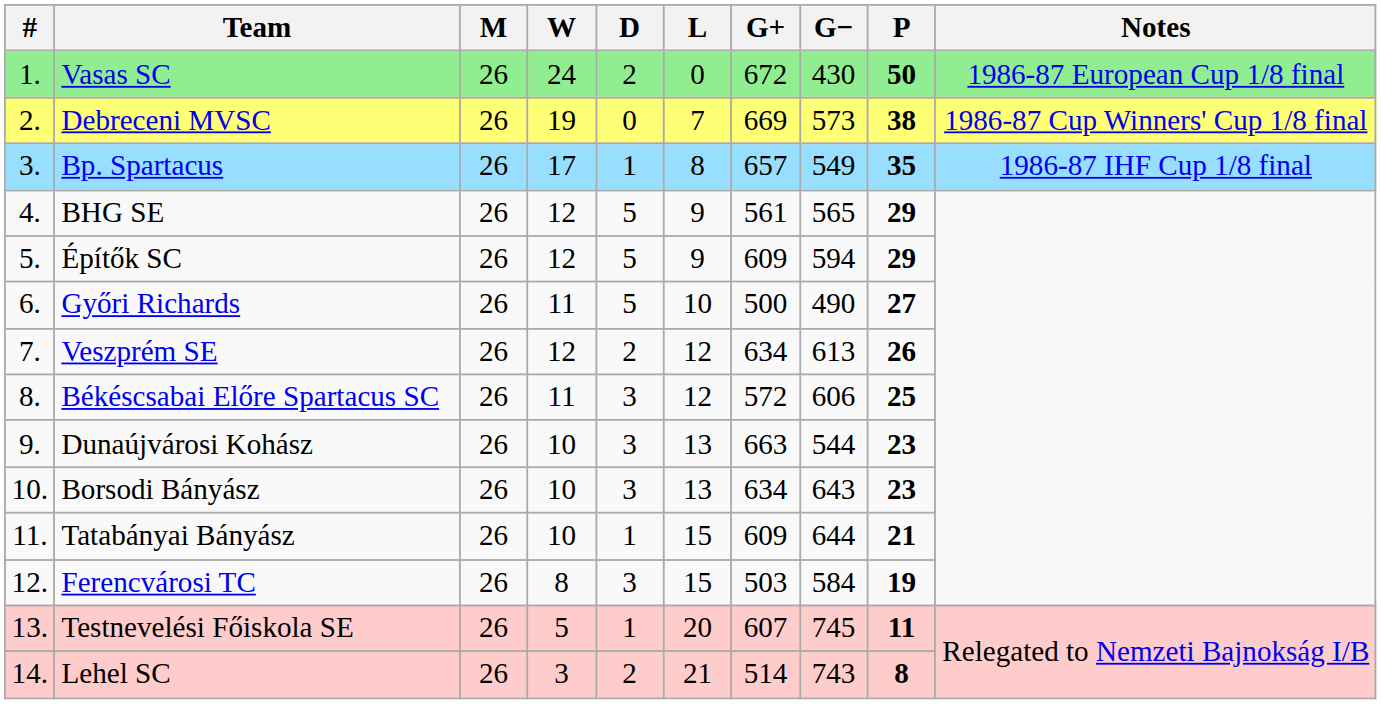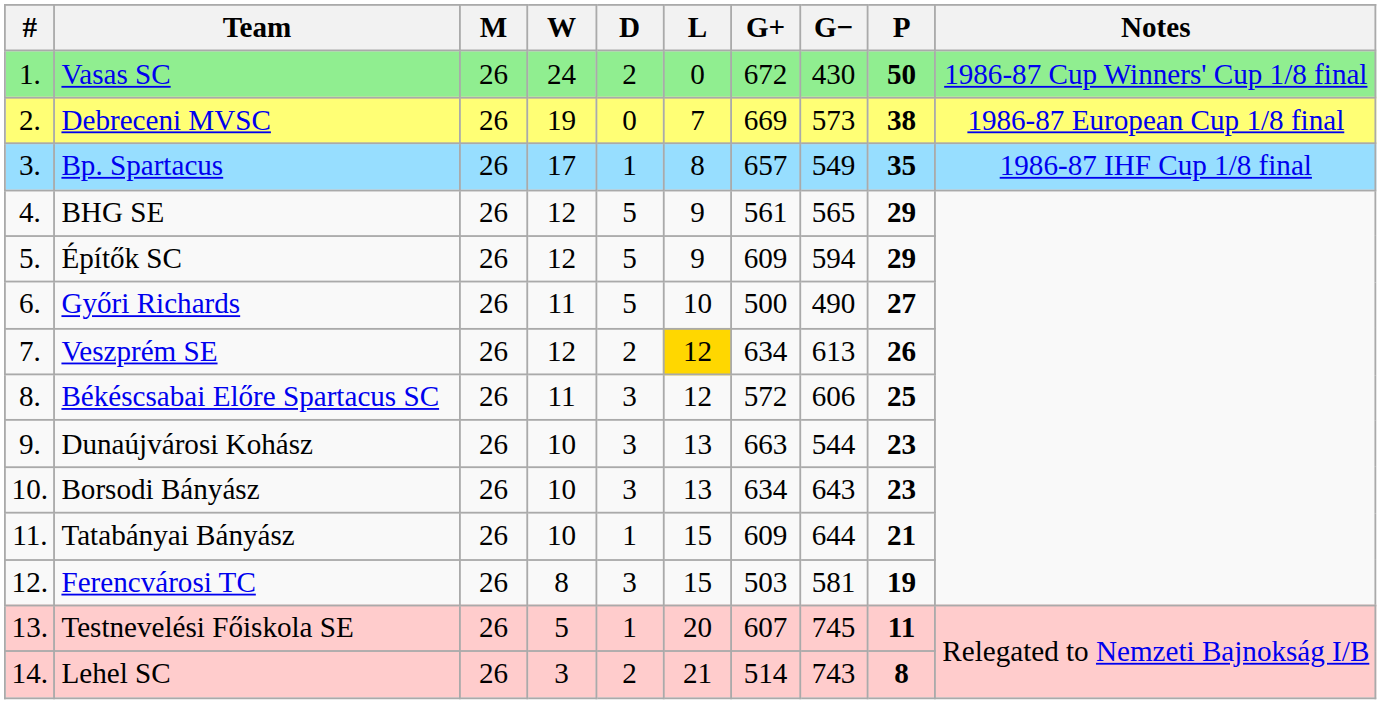(1156, 73) 1986-87 European Cup 1/8 final -> (1156, 73) 1986-87 Cup Winners' Cup 1/8 final
(1156, 119) 1986-87 Cup Winners' Cup 1/8 final -> (1156, 119) 1986-87 European Cup 1/8 final
(698, 350) no background -> (698, 350) gold background
(834, 581) 584 -> (834, 581) 581
